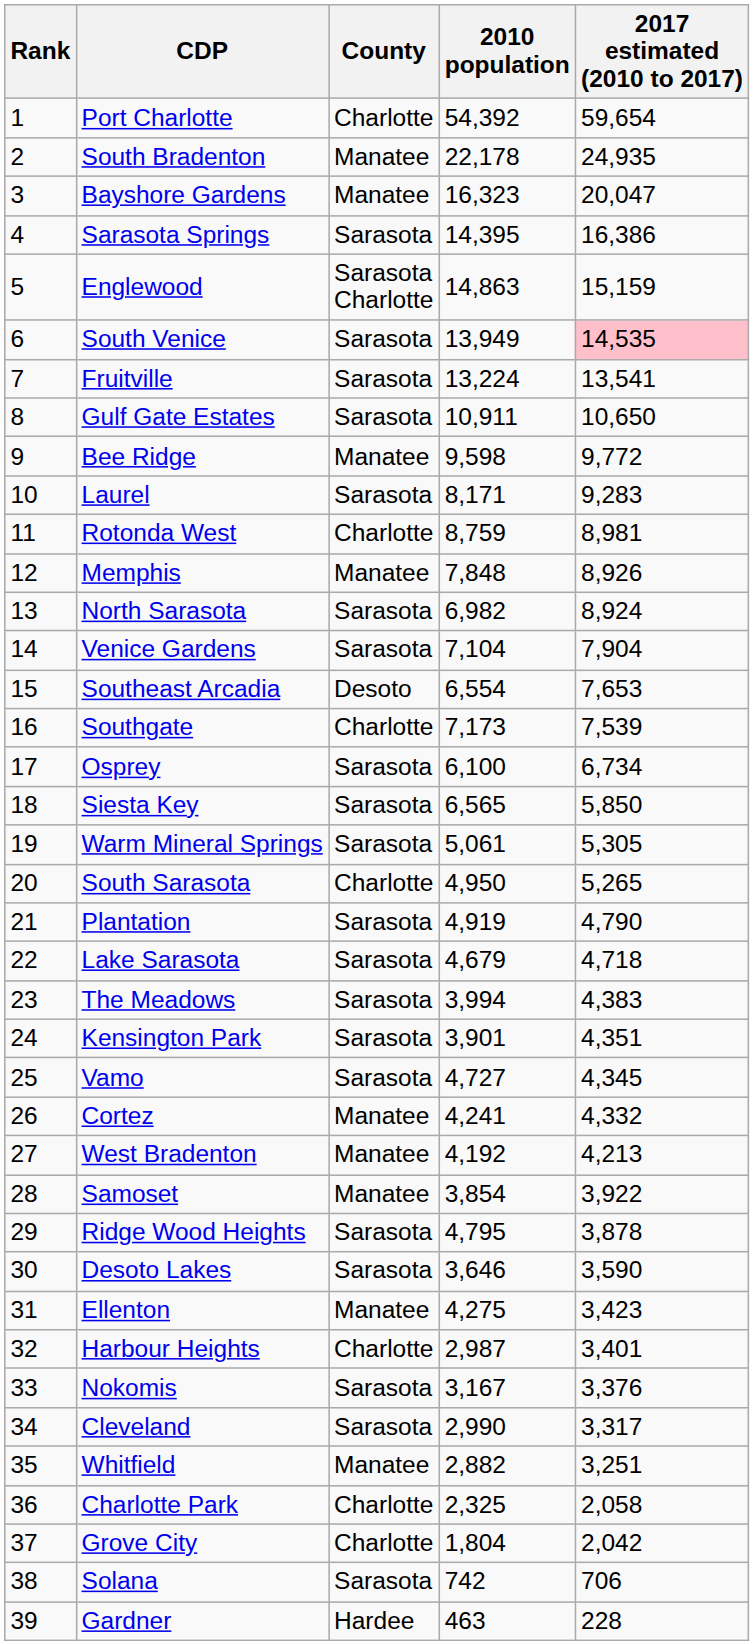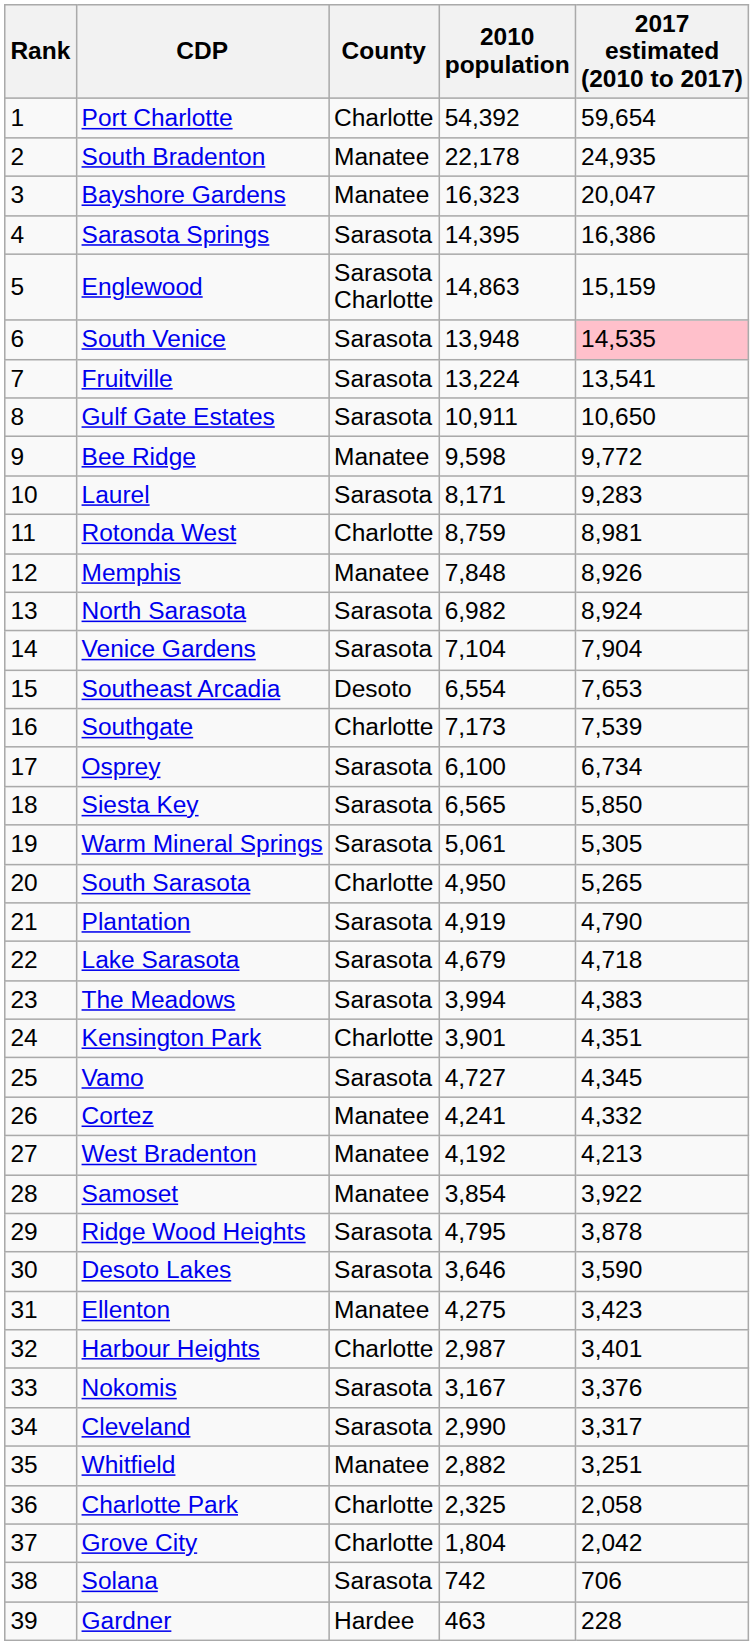(482, 339) 13,949 -> (482, 339) 13,948
(383, 1038) Sarasota -> (384, 1038) Charlotte
